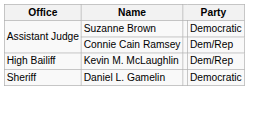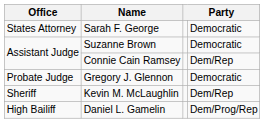+ row: (121, 28)
+ row: (128, 77)
(31, 61) High Bailiff -> (21, 93) Sheriff
(21, 77) Sheriff -> (31, 110) High Bailiff
(216, 77) Democratic -> (224, 110) Dem/Prog/Rep
